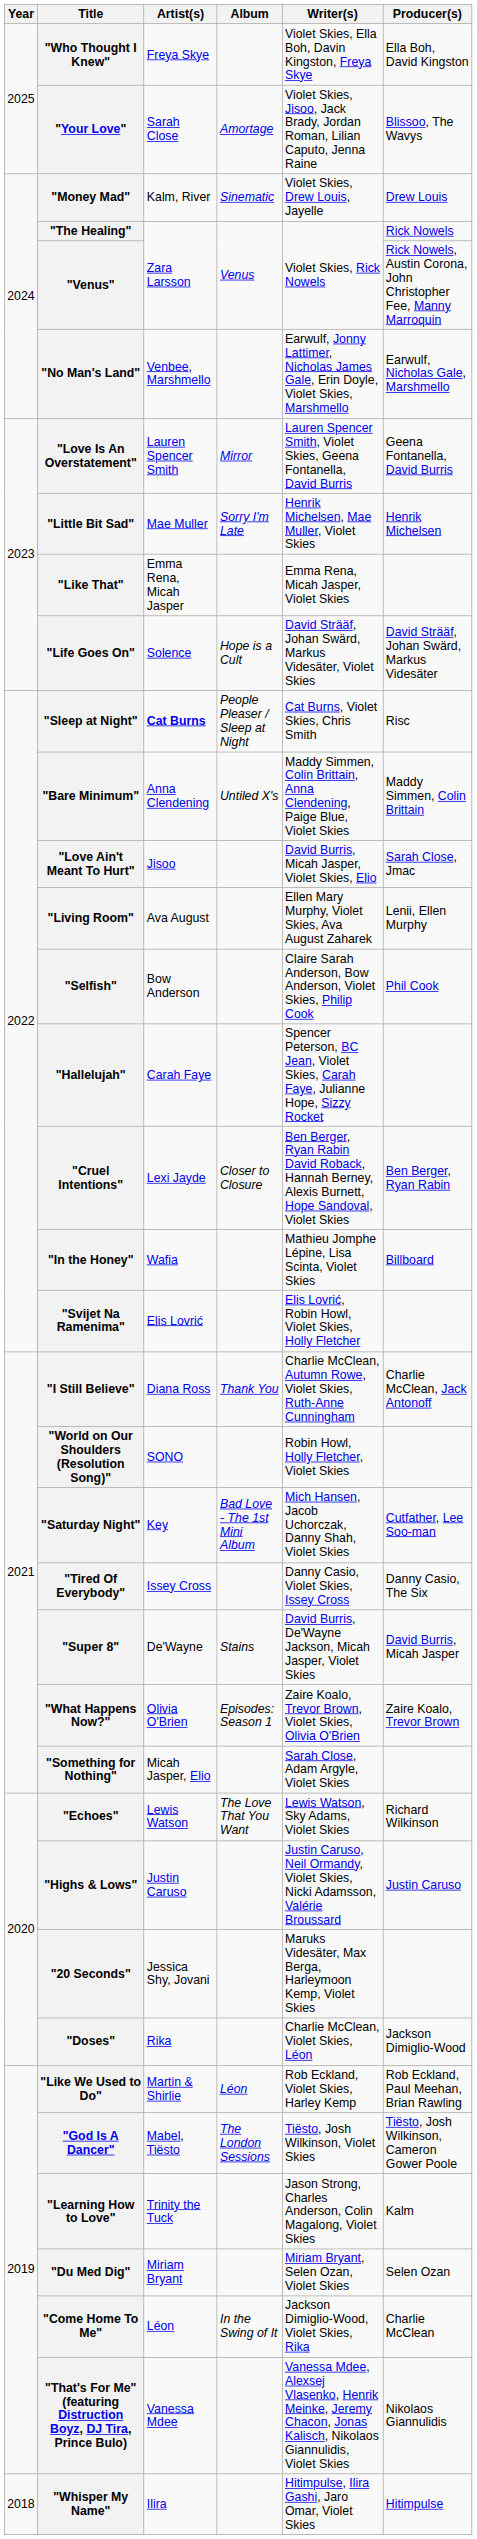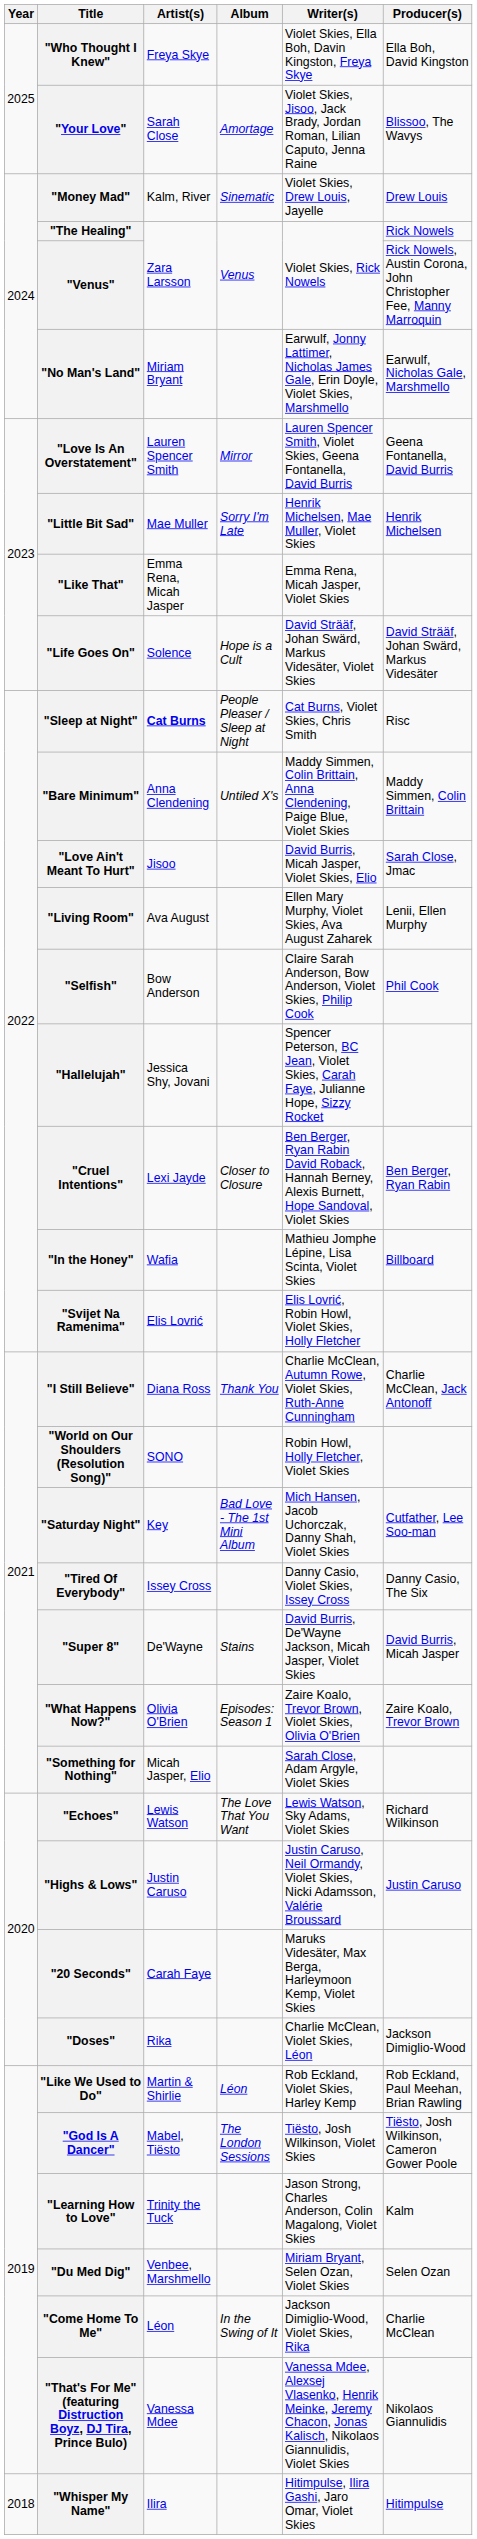(179, 374) Venbee, Marshmello -> (165, 374) Miriam Bryant
(179, 1075) Carah Faye -> (178, 1075) Jessica Shy, Jovani
(178, 1973) Jessica Shy, Jovani -> (179, 1973) Carah Faye
(165, 2272) Miriam Bryant -> (179, 2272) Venbee, Marshmello
